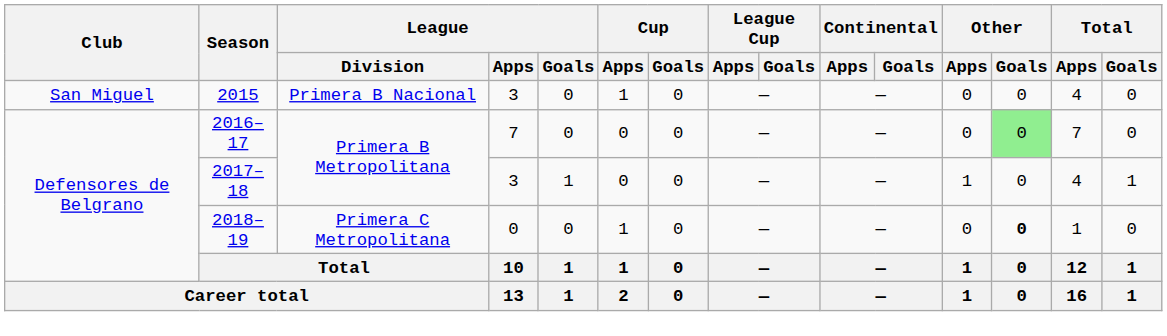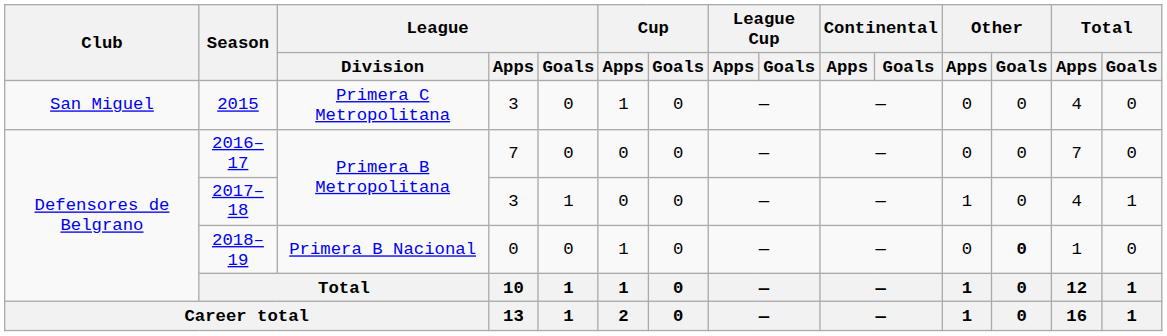(383, 95) Primera B Nacional -> (383, 105) Primera C Metropolitana
(1022, 133) lightgreen background -> (1022, 153) no background
(383, 229) Primera C Metropolitana -> (383, 249) Primera B Nacional
